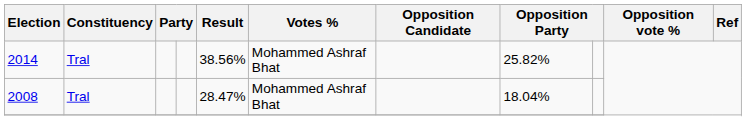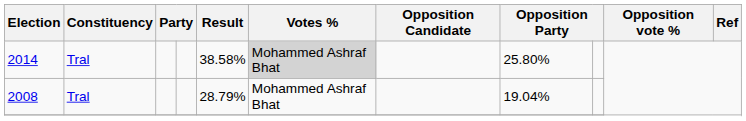(222, 59) 38.56% -> (222, 59) 38.58%
(309, 59) no background -> (309, 59) lightgrey background
(526, 59) 25.82% -> (526, 59) 25.80%
(222, 96) 28.47% -> (222, 96) 28.79%
(526, 96) 18.04% -> (526, 96) 19.04%
